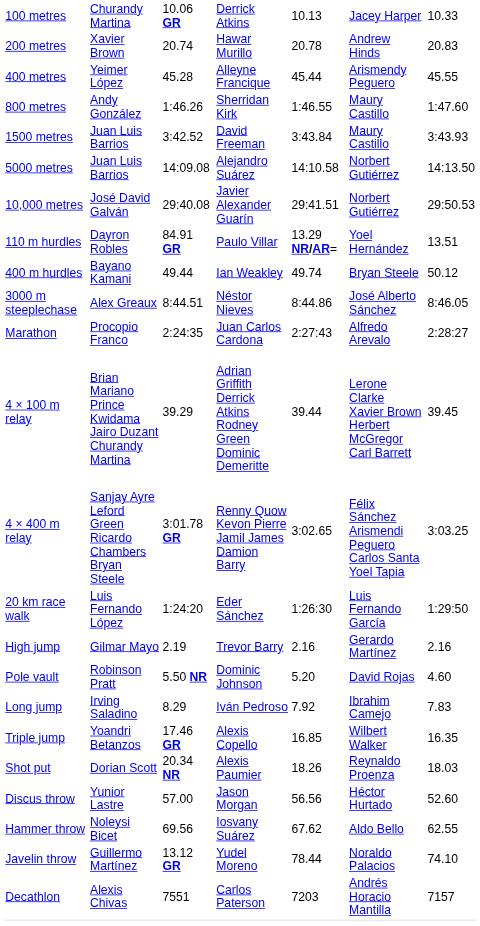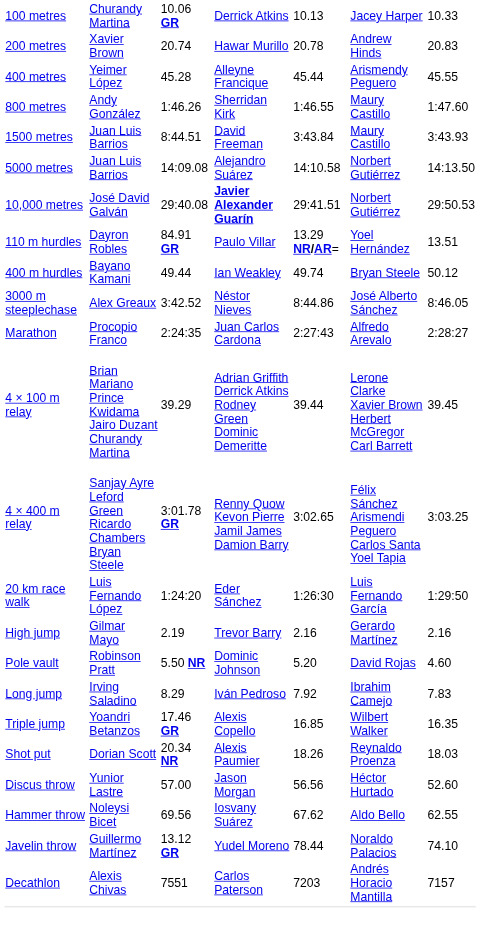(183, 137) 3:42.52 -> (181, 137) 8:44.51
(244, 205) normal -> (244, 205) bold
(183, 303) 8:44.51 -> (181, 303) 3:42.52
